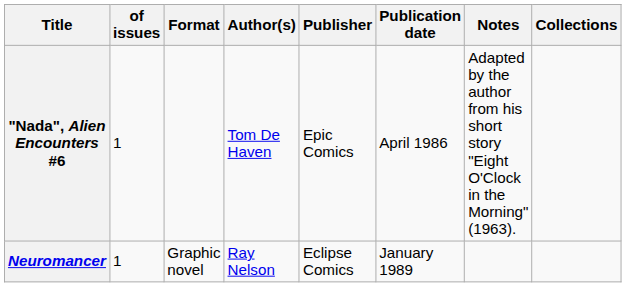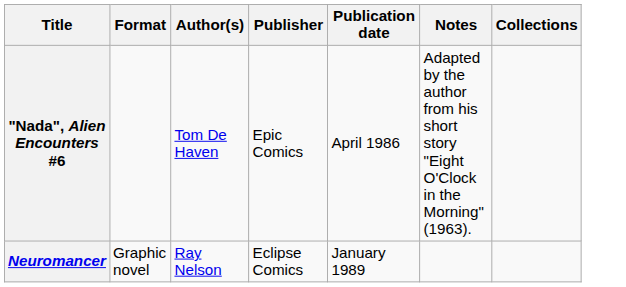- column: (137, 25)
